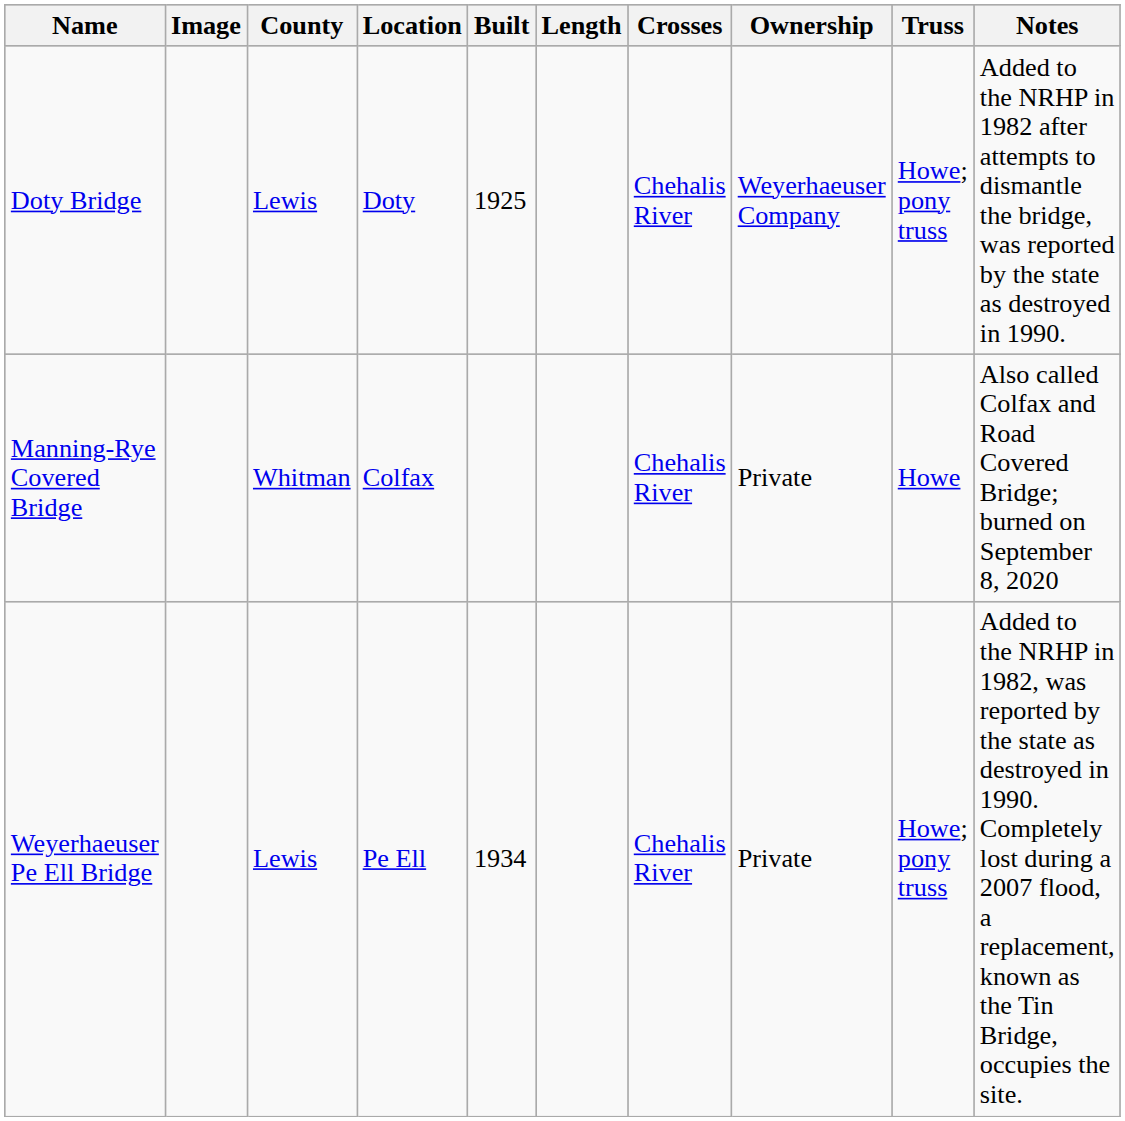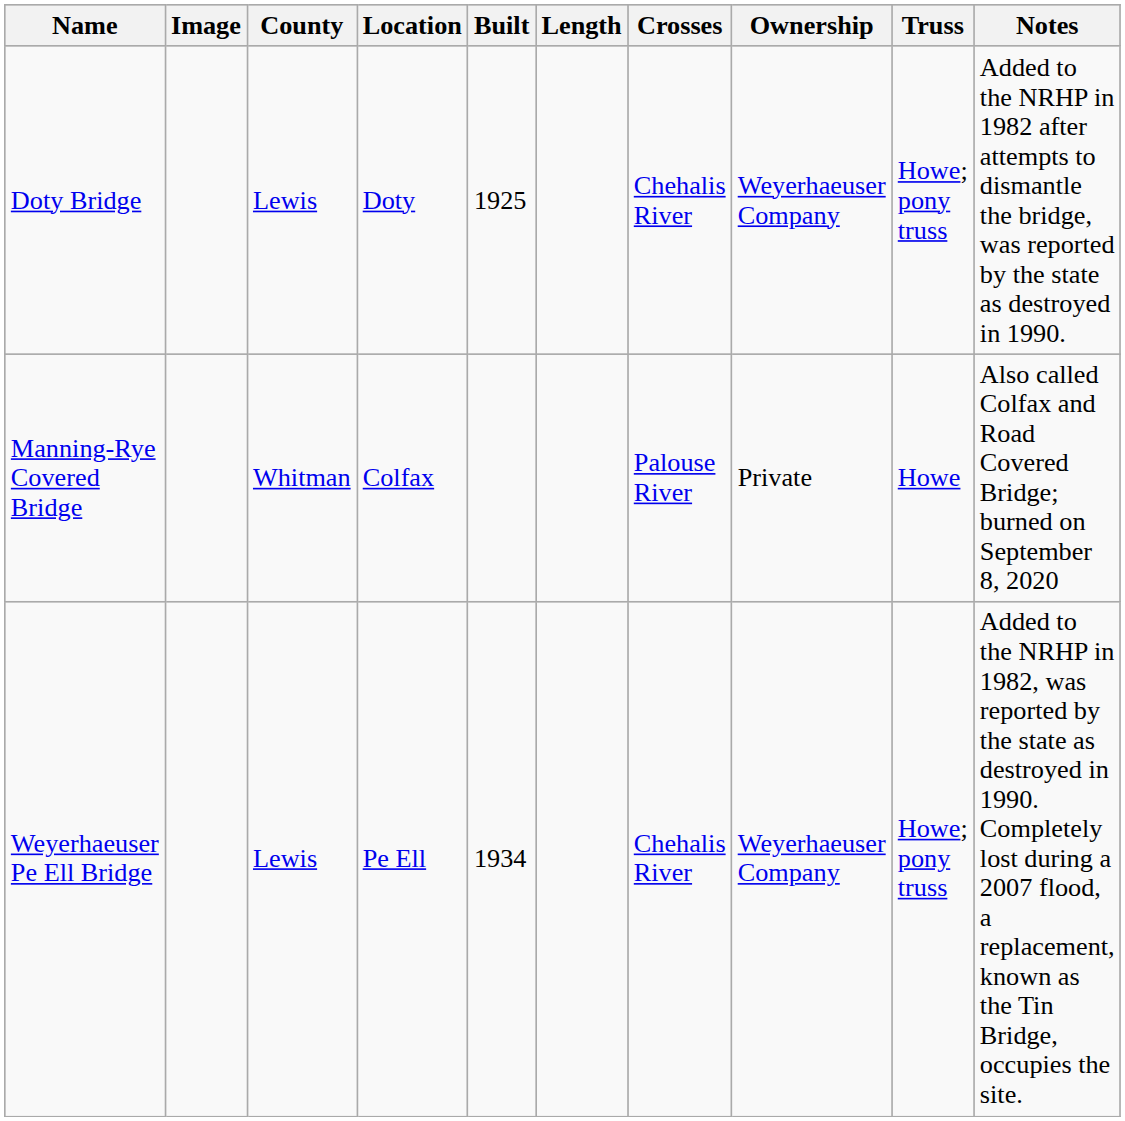(680, 477) Chehalis River -> (675, 477) Palouse River
(775, 858) Private -> (812, 858) Weyerhaeuser Company
